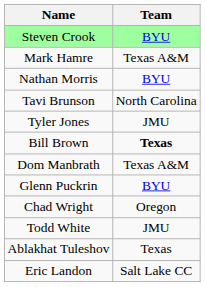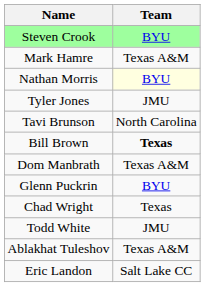(156, 79) no background -> (156, 79) lightyellow background
rows swapped: (58, 121) <-> (58, 100)
(156, 206) Oregon -> (156, 206) Texas
(156, 249) Texas -> (156, 249) Texas A&M
